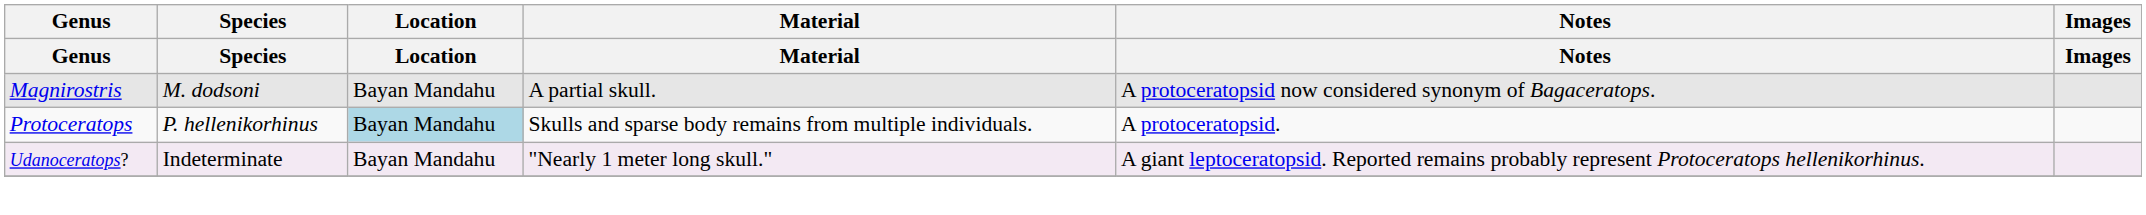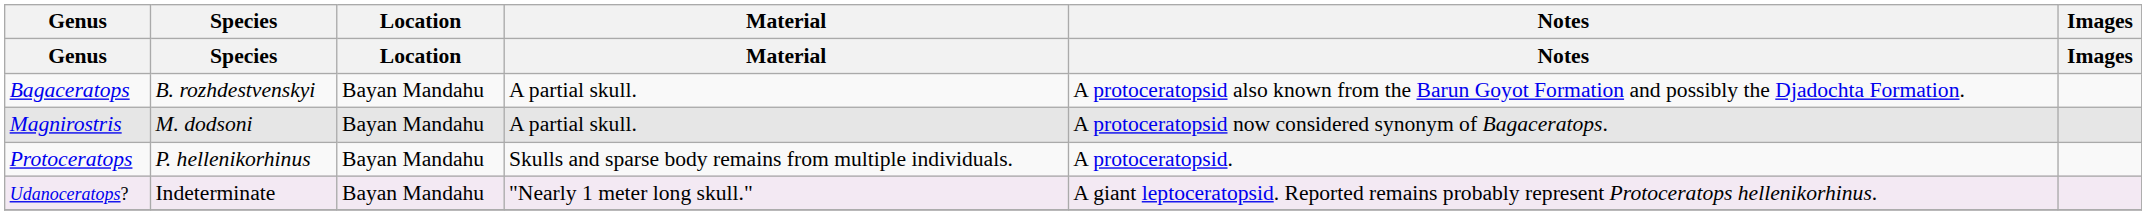+ row: (70, 90)
(424, 124) lightblue background -> (413, 158) no background
